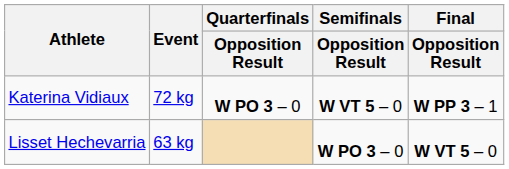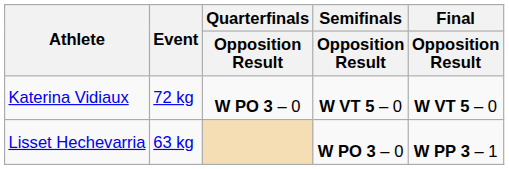(456, 107) W PP 3 – 1 -> (456, 107) W VT 5 – 0
(456, 152) W VT 5 – 0 -> (456, 152) W PP 3 – 1
